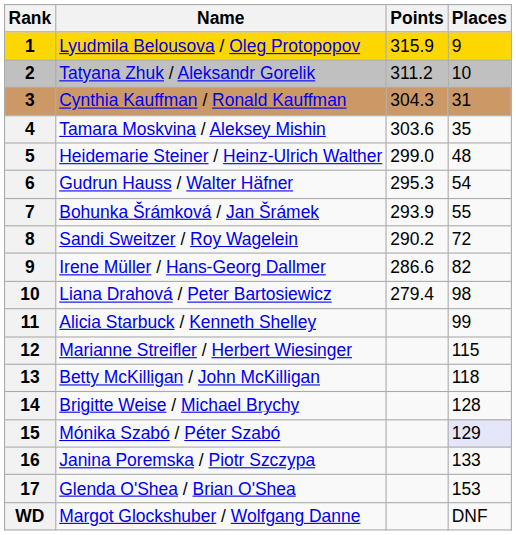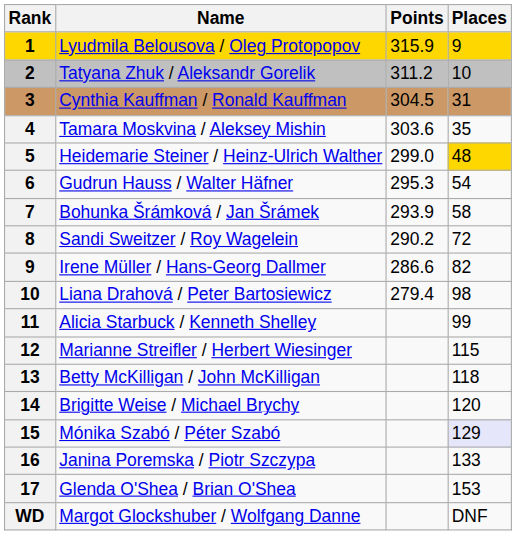(412, 101) 304.3 -> (412, 101) 304.5
(461, 156) no background -> (461, 156) gold background
(461, 211) 55 -> (461, 211) 58
(466, 405) 128 -> (466, 405) 120
